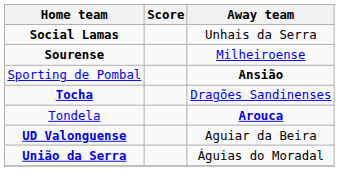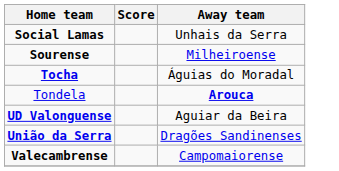- row: (74, 75)
(261, 95) Dragões Sandinenses -> (231, 75) Águias do Moradal
(261, 155) Águias do Moradal -> (231, 135) Dragões Sandinenses
+ row: (59, 155)
